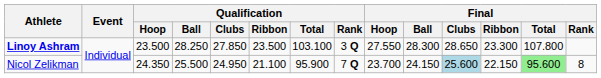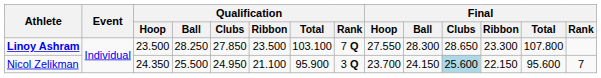(350, 47) 3 Q -> (350, 47) 7 Q
(350, 64) 7 Q -> (350, 64) 3 Q
(544, 64) lightgreen background -> (544, 64) no background
(581, 64) 8 -> (581, 64) 7
